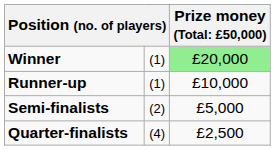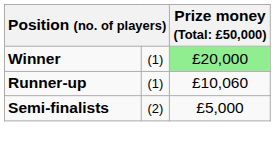(220, 83) £10,000 -> (220, 83) £10,060
- row: (68, 132)
